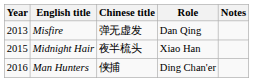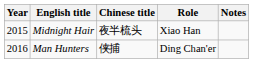- row: (48, 30)
